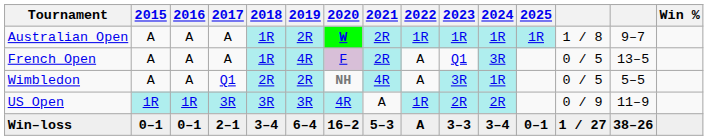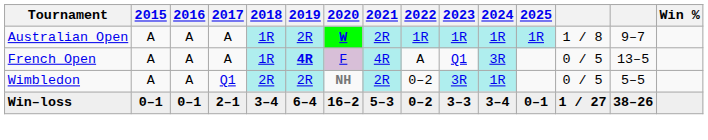(305, 59) normal -> (305, 59) bold
(382, 59) 2R -> (382, 59) 4R
(382, 81) 4R -> (382, 81) 2R
(420, 81) A -> (420, 81) 0–2
- row: (36, 103)
(420, 125) A -> (420, 103) 0–2
